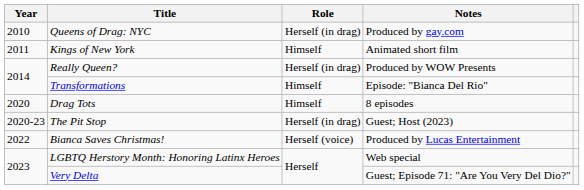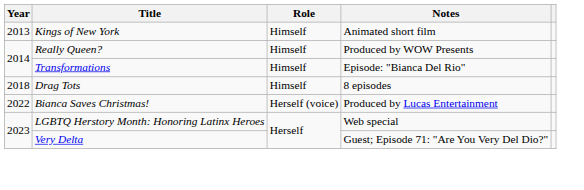- row: (100, 31)
(18, 49) 2011 -> (18, 31) 2013
(323, 67) Herself (in drag) -> (288, 49) Himself
(18, 103) 2020 -> (18, 85) 2018
- row: (78, 121)
